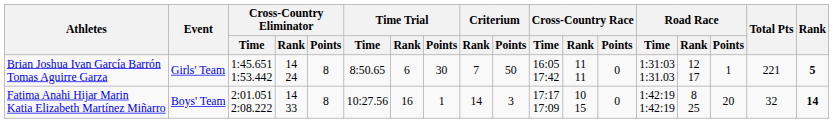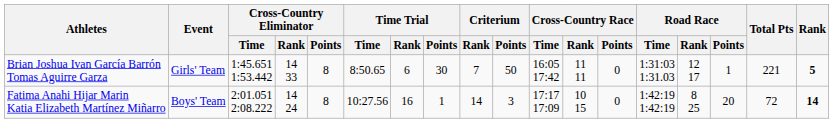(291, 70) 14 24 -> (291, 70) 14 33
(291, 102) 14 33 -> (291, 102) 14 24
(771, 102) 32 -> (771, 102) 72
